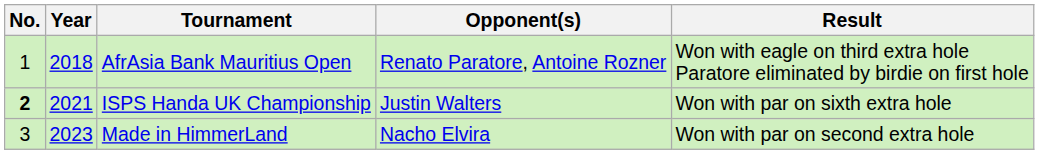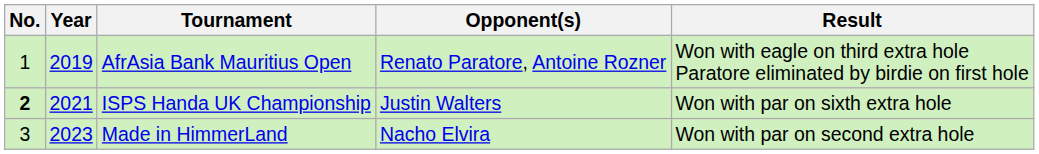(71, 62) 2018 -> (71, 62) 2019
